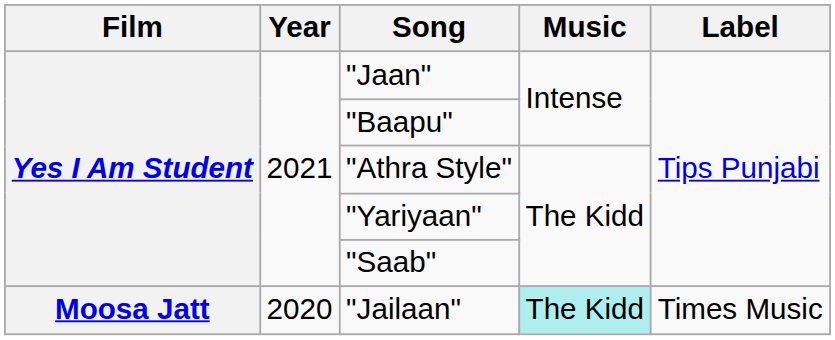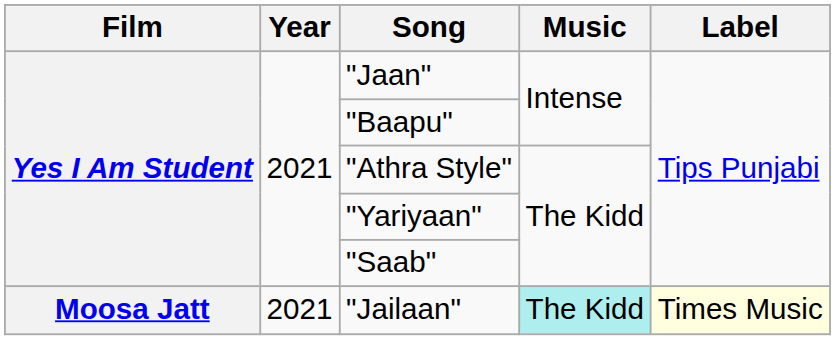(300, 309) 2020 -> (300, 309) 2021
(740, 309) no background -> (740, 309) lightyellow background
